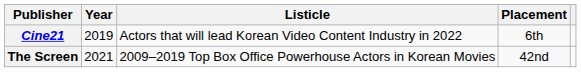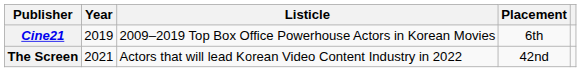(291, 35) Actors that will lead Korean Video Content Industry in 2022 -> (307, 35) 2009–2019 Top Box Office Powerhouse Actors in Korean Movies
(307, 56) 2009–2019 Top Box Office Powerhouse Actors in Korean Movies -> (291, 56) Actors that will lead Korean Video Content Industry in 2022
